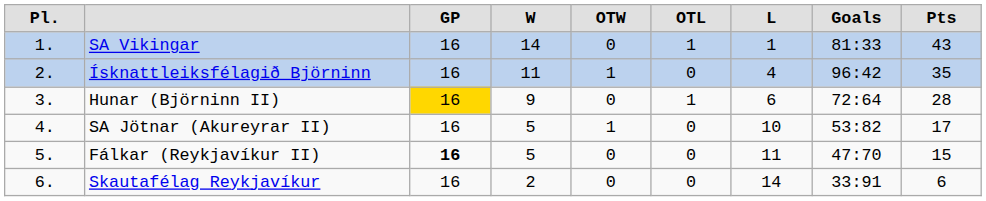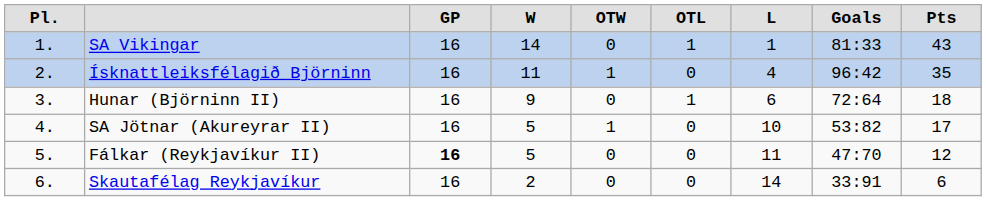(450, 100) gold background -> (450, 100) no background
(941, 100) 28 -> (941, 100) 18
(941, 155) 15 -> (941, 155) 12
